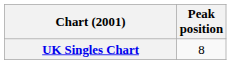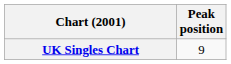(201, 49) 8 -> (201, 49) 9
